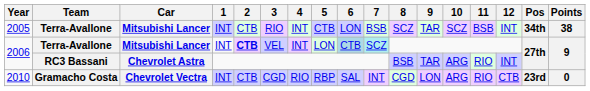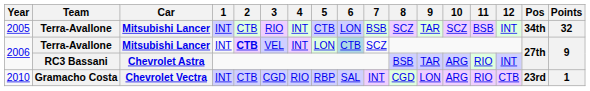(567, 28) 38 -> (567, 28) 32
(376, 45) paleturquoise background -> (376, 45) no background
(567, 77) 0 -> (567, 77) 1
